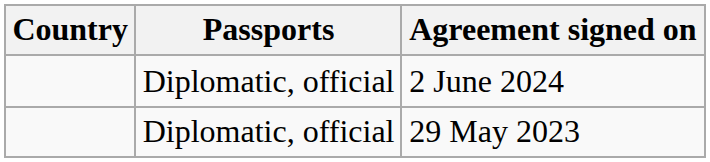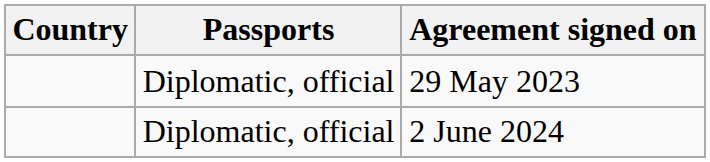rows swapped: (487, 80) <-> (495, 131)
